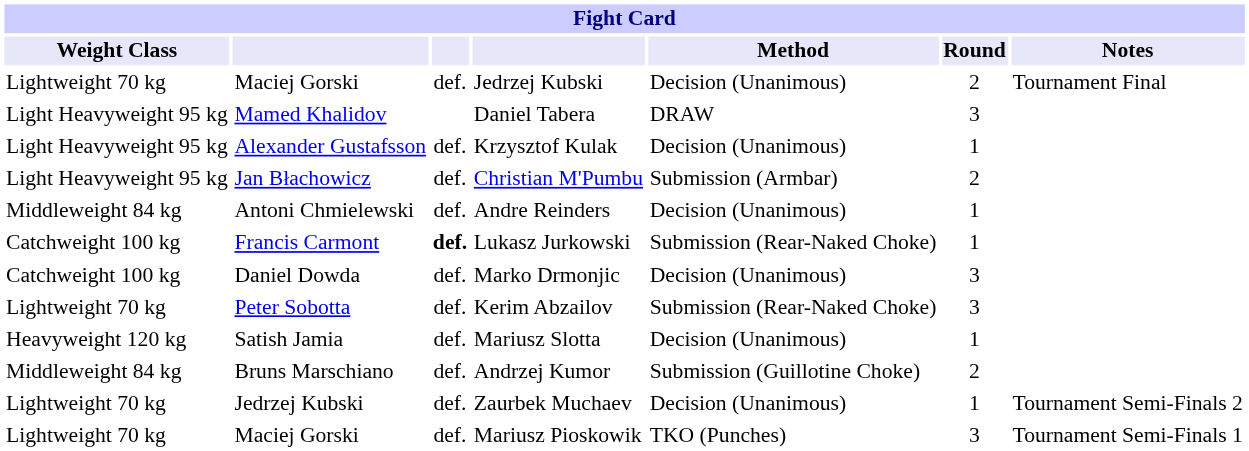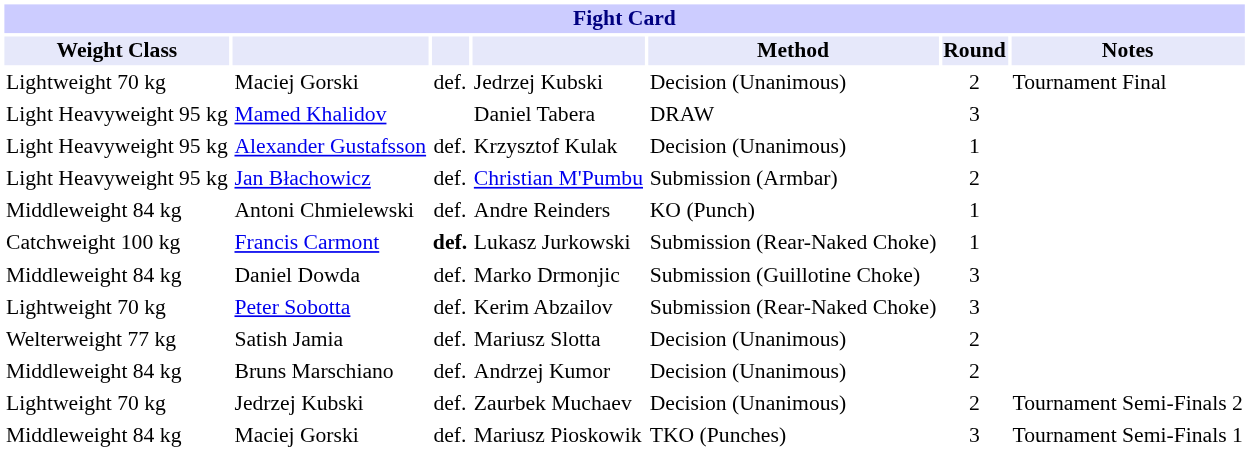(748, 211) Decision (Unanimous) -> (702, 211) KO (Punch)
(93, 275) Catchweight 100 kg -> (94, 275) Middleweight 84 kg
(748, 275) Decision (Unanimous) -> (785, 275) Submission (Guillotine Choke)
(96, 339) Heavyweight 120 kg -> (91, 339) Welterweight 77 kg
(974, 339) 1 -> (974, 339) 2
(785, 371) Submission (Guillotine Choke) -> (748, 371) Decision (Unanimous)
(974, 403) 1 -> (974, 403) 2
(86, 435) Lightweight 70 kg -> (94, 435) Middleweight 84 kg
